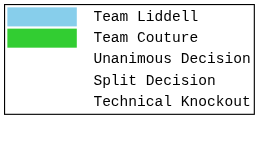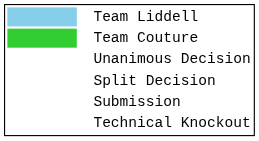+ row: (137, 102)
